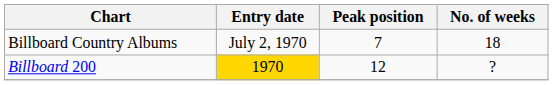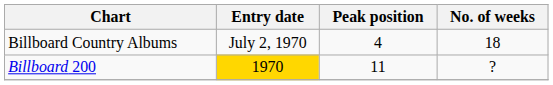(378, 42) 7 -> (378, 42) 4
(378, 67) 12 -> (378, 67) 11
